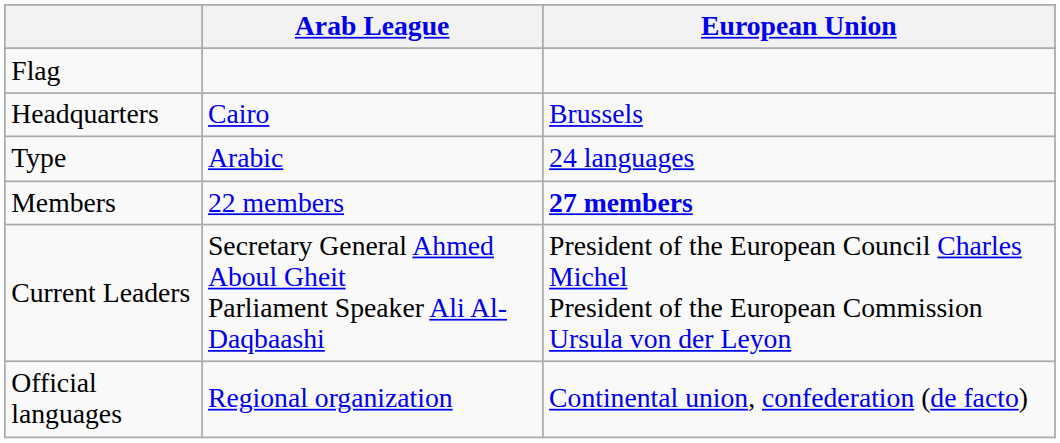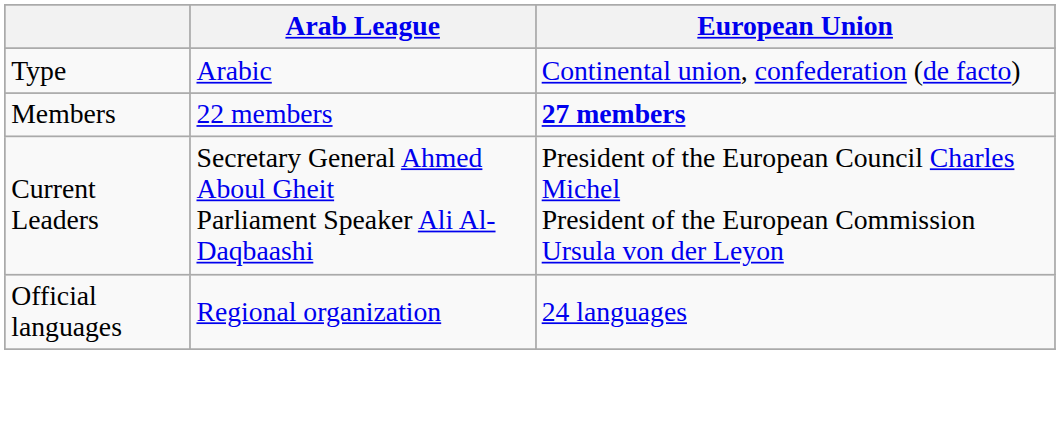- row: (36, 70)
- row: (85, 114)
(622, 158) 24 languages -> (781, 70) Continental union, confederation (de facto)
(789, 398) Continental union, confederation (de facto) -> (614, 311) 24 languages
